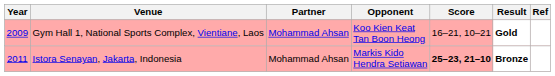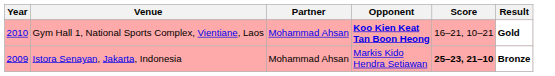- column: (540, 12)
(17, 33) 2009 -> (17, 33) 2010
(389, 33) normal -> (392, 33) bold
(17, 59) 2011 -> (17, 59) 2009
